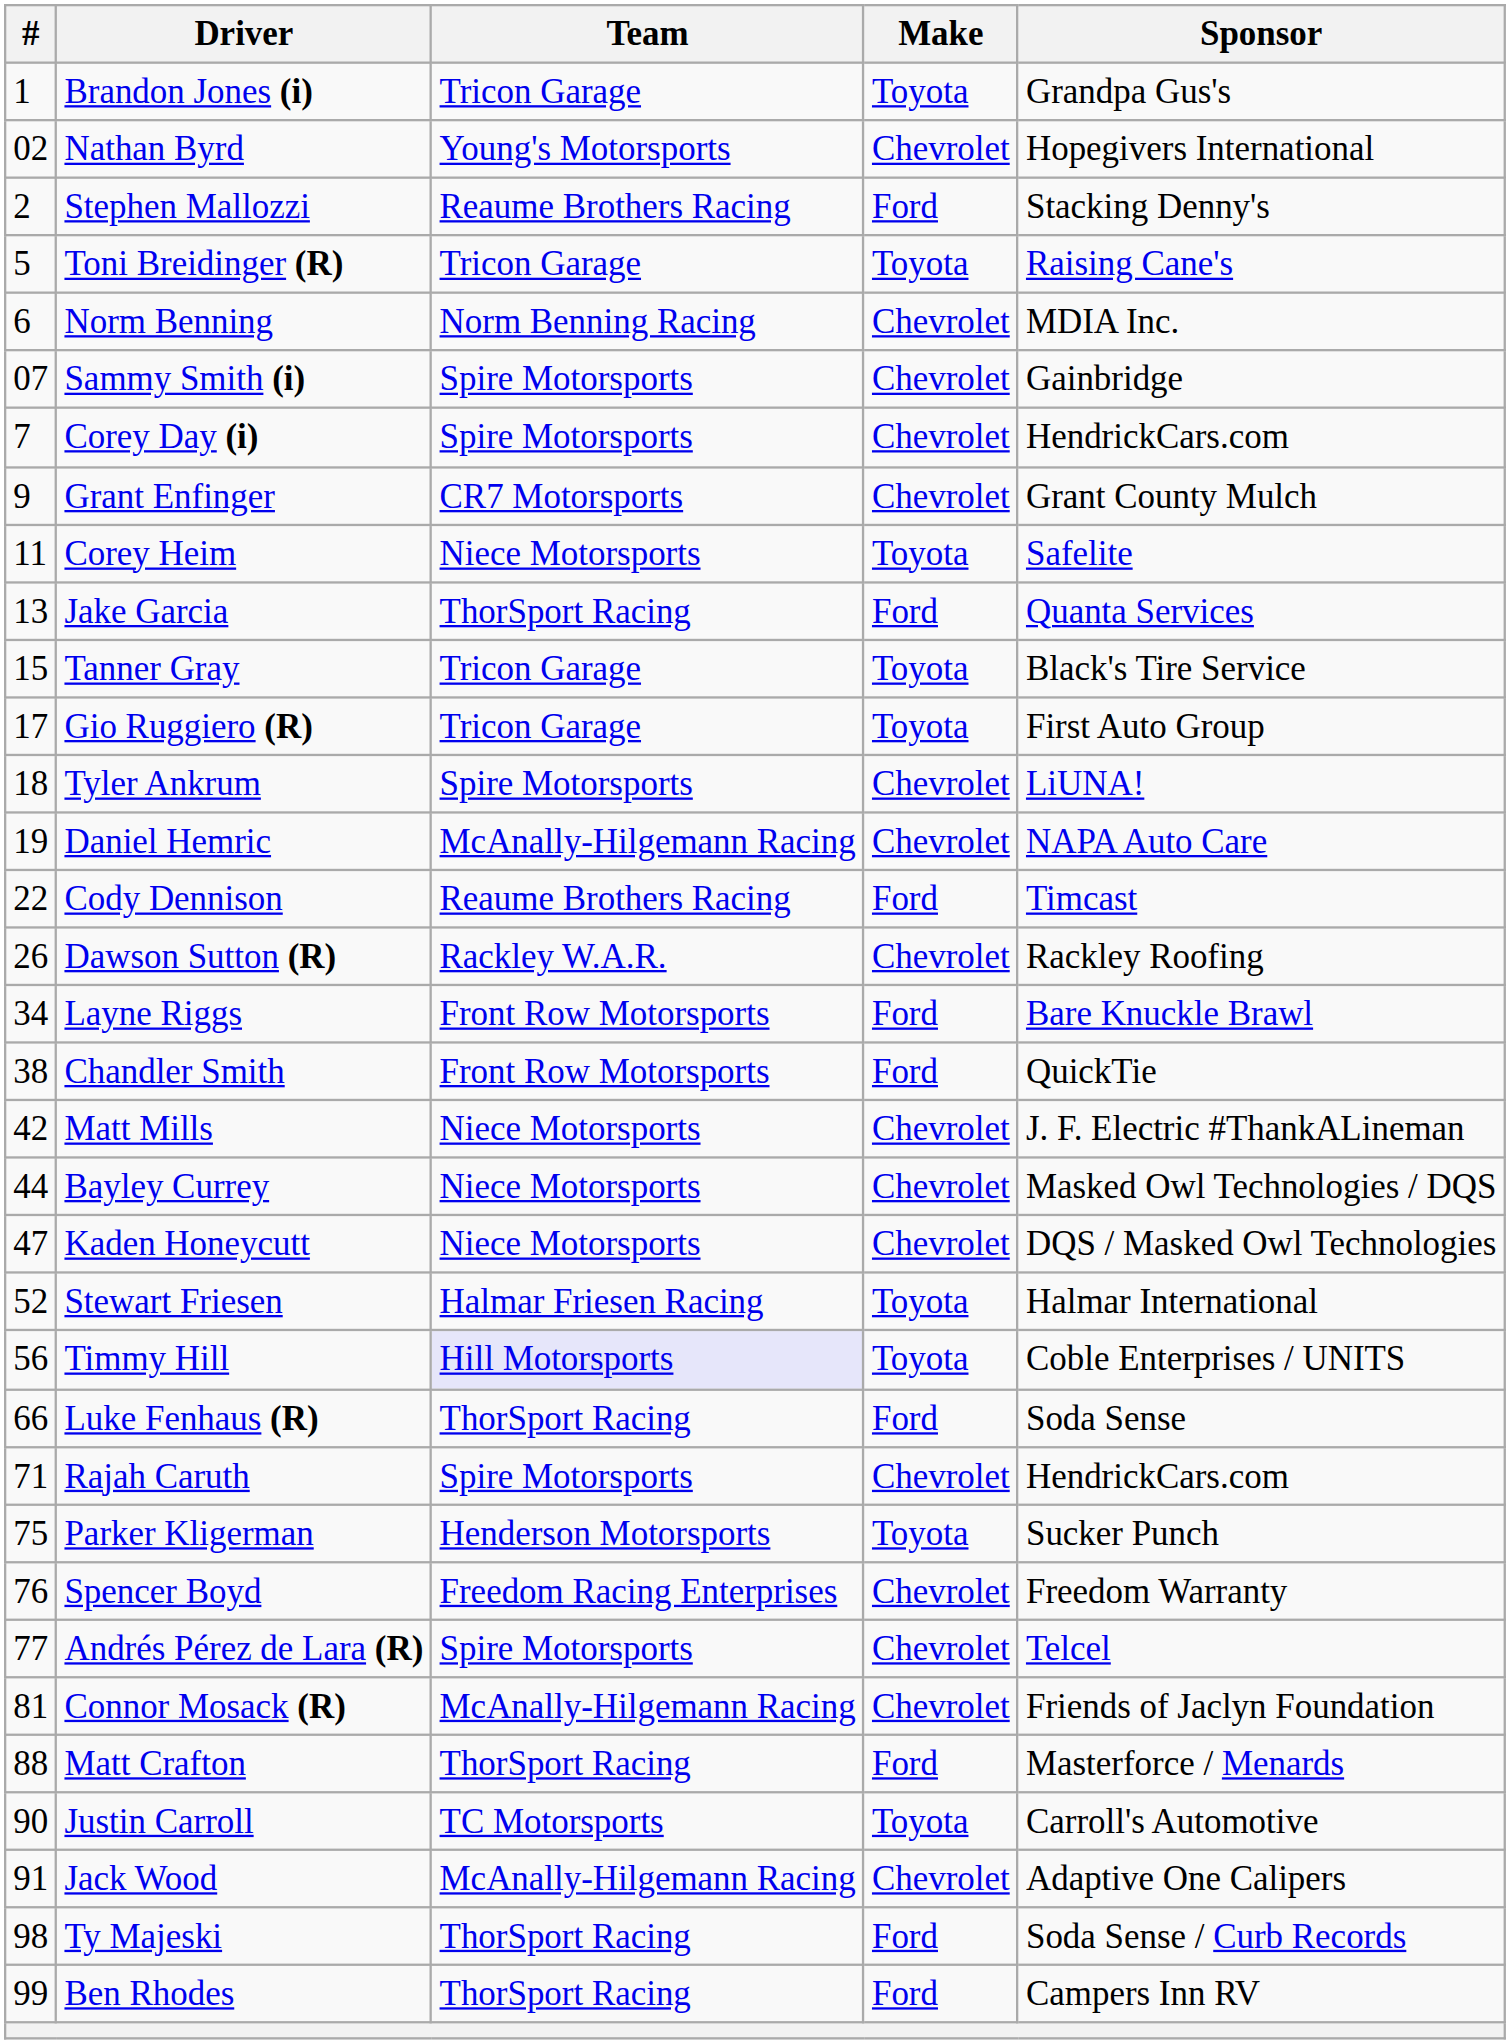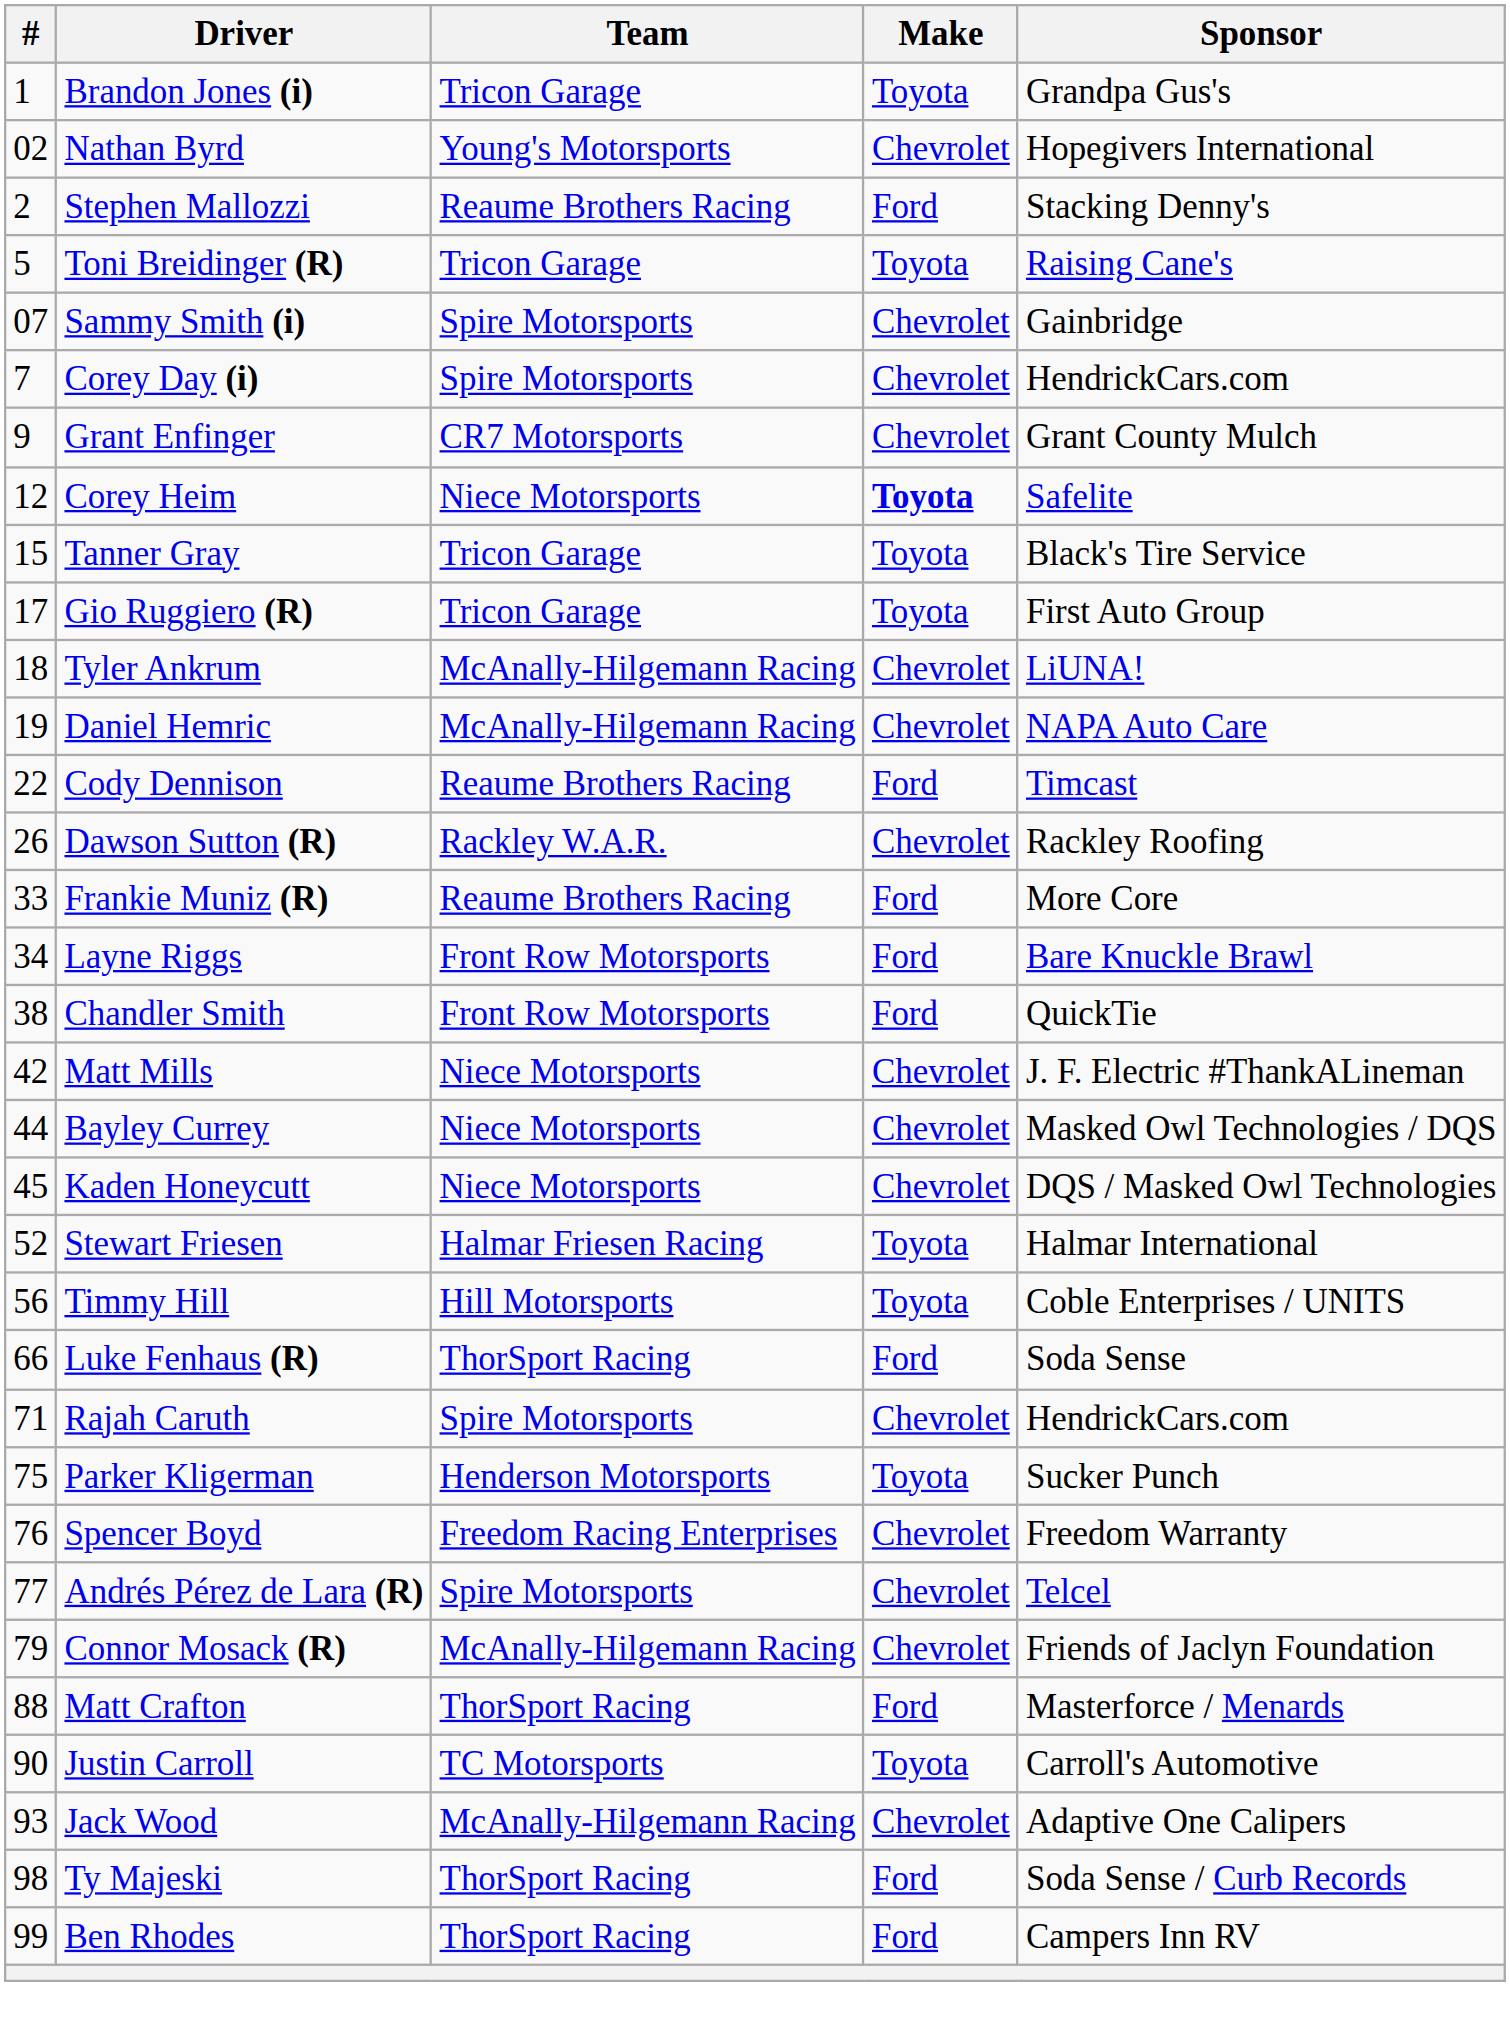- row: (169, 321)
(30, 552) 11 -> (31, 494) 12
(920, 552) normal -> (923, 494) bold
- row: (146, 609)
(566, 782) Spire Motorsports -> (648, 667) McAnally-Hilgemann Racing
+ row: (196, 898)
(31, 1244) 47 -> (31, 1186) 45
(557, 1359) lavender background -> (557, 1301) no background
(31, 1705) 81 -> (31, 1647) 79
(31, 1878) 91 -> (31, 1820) 93
